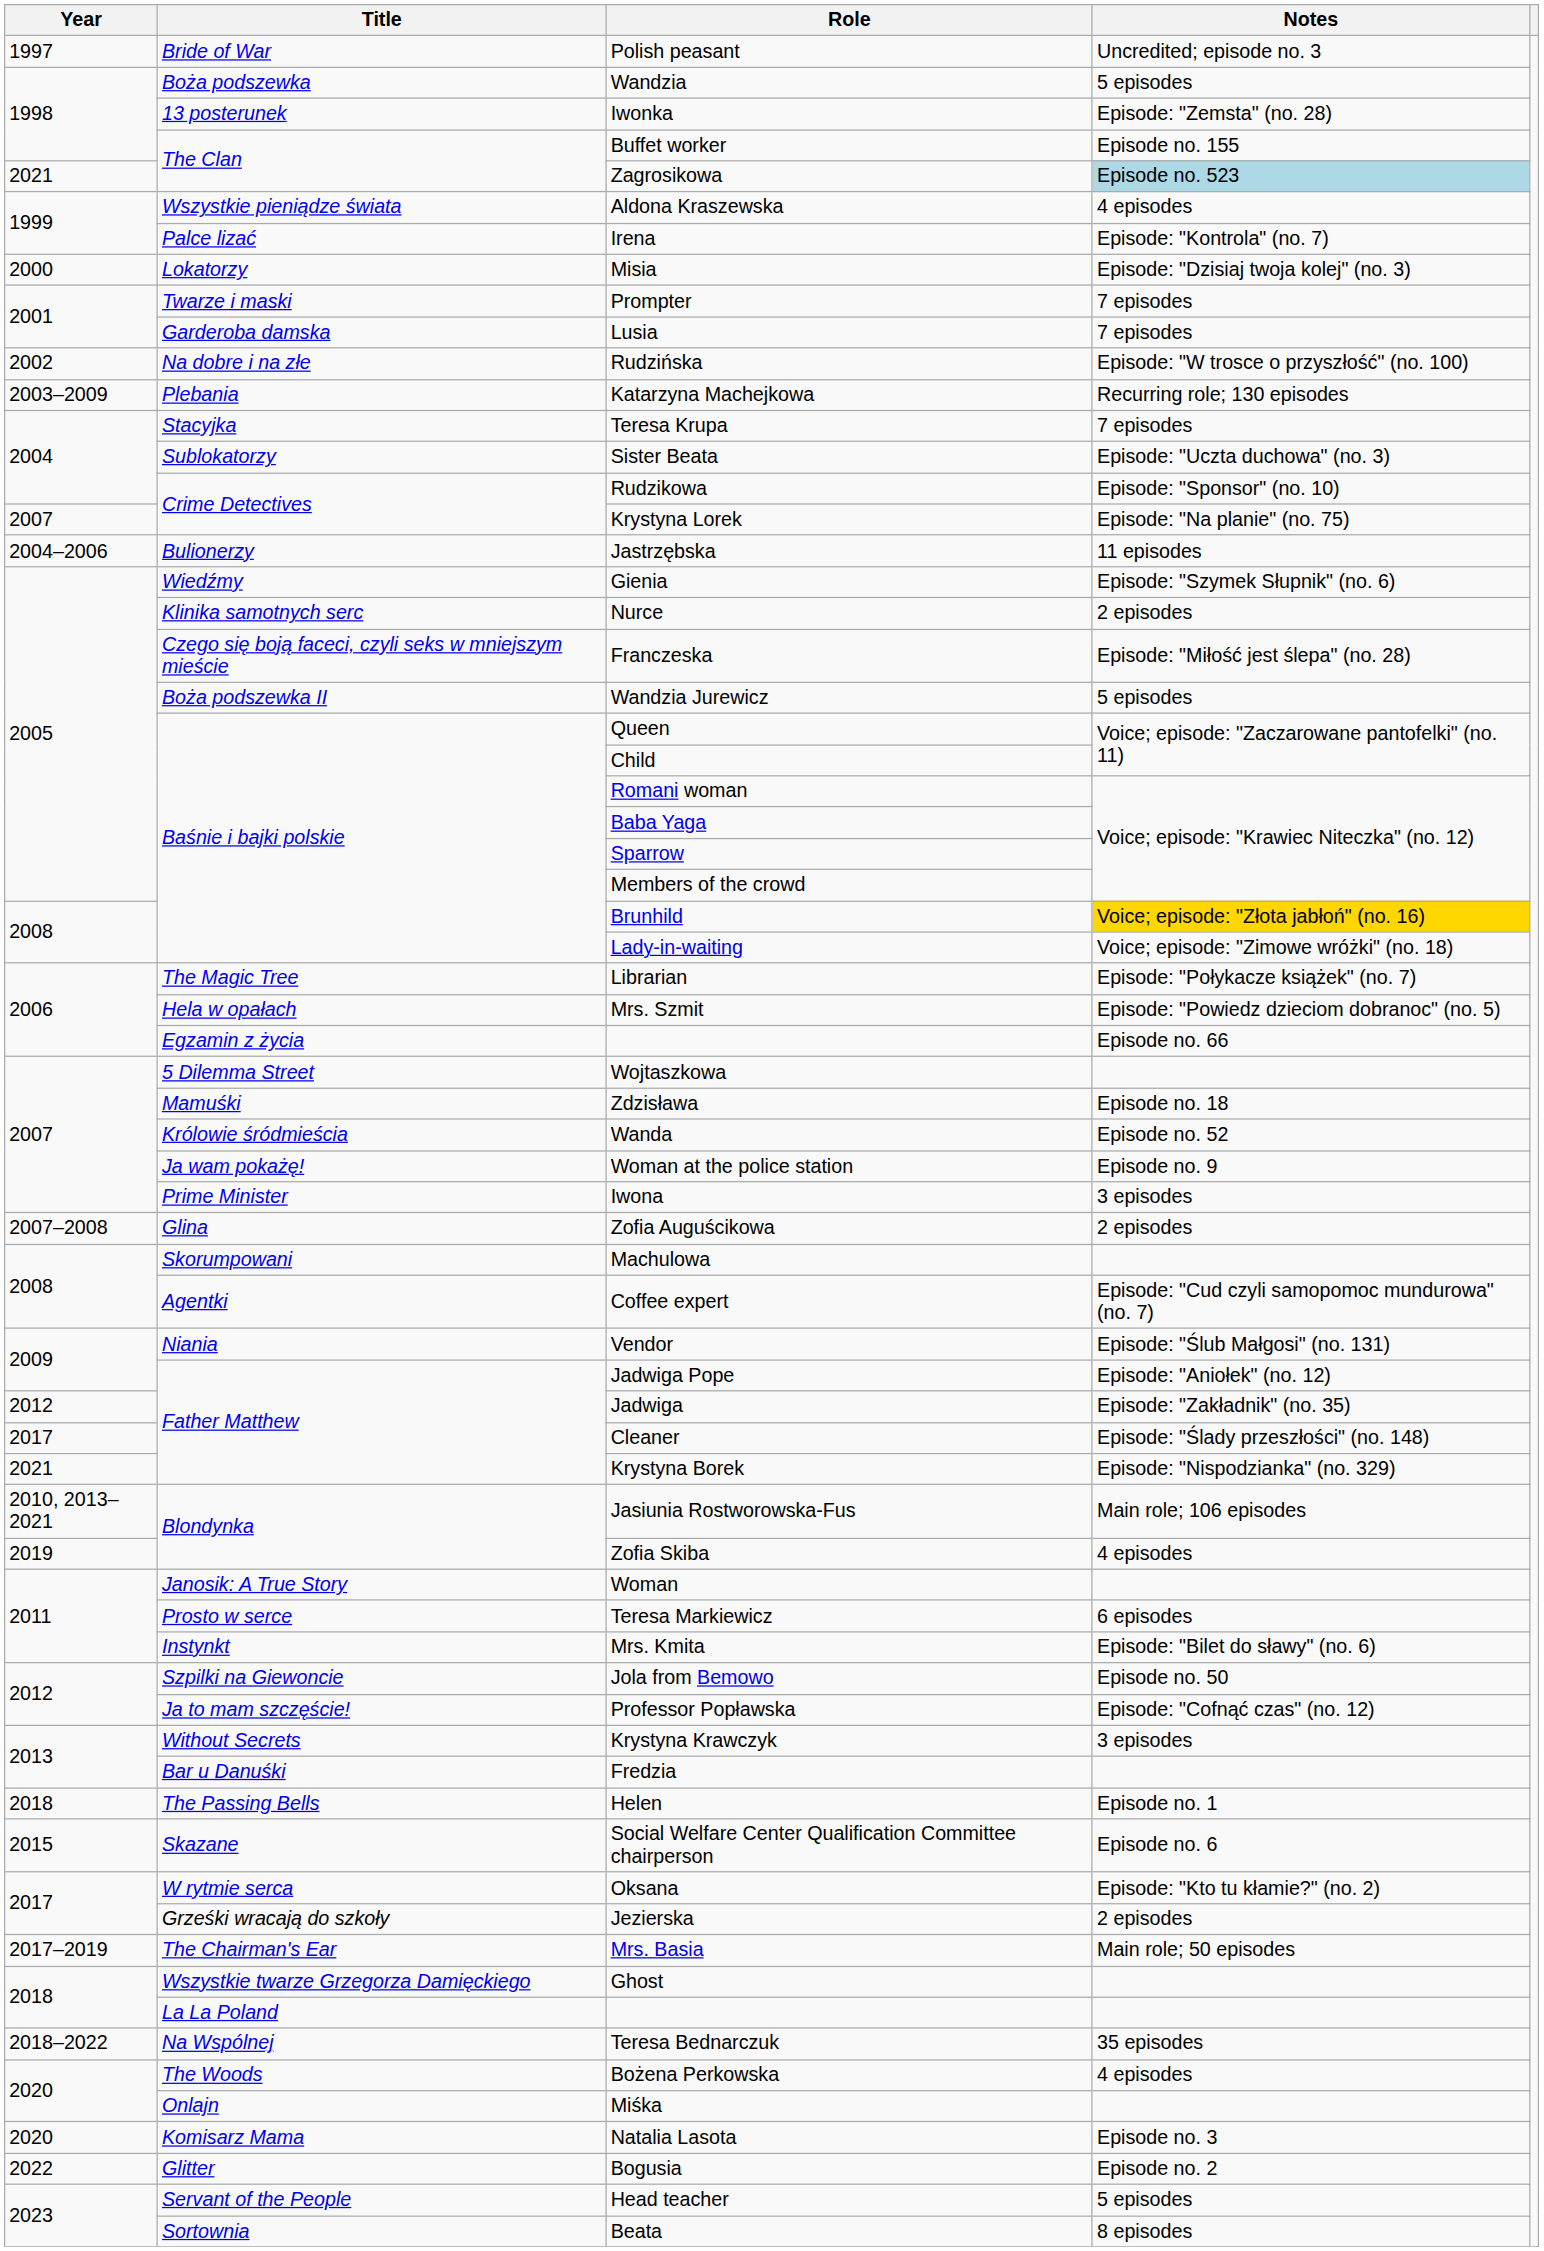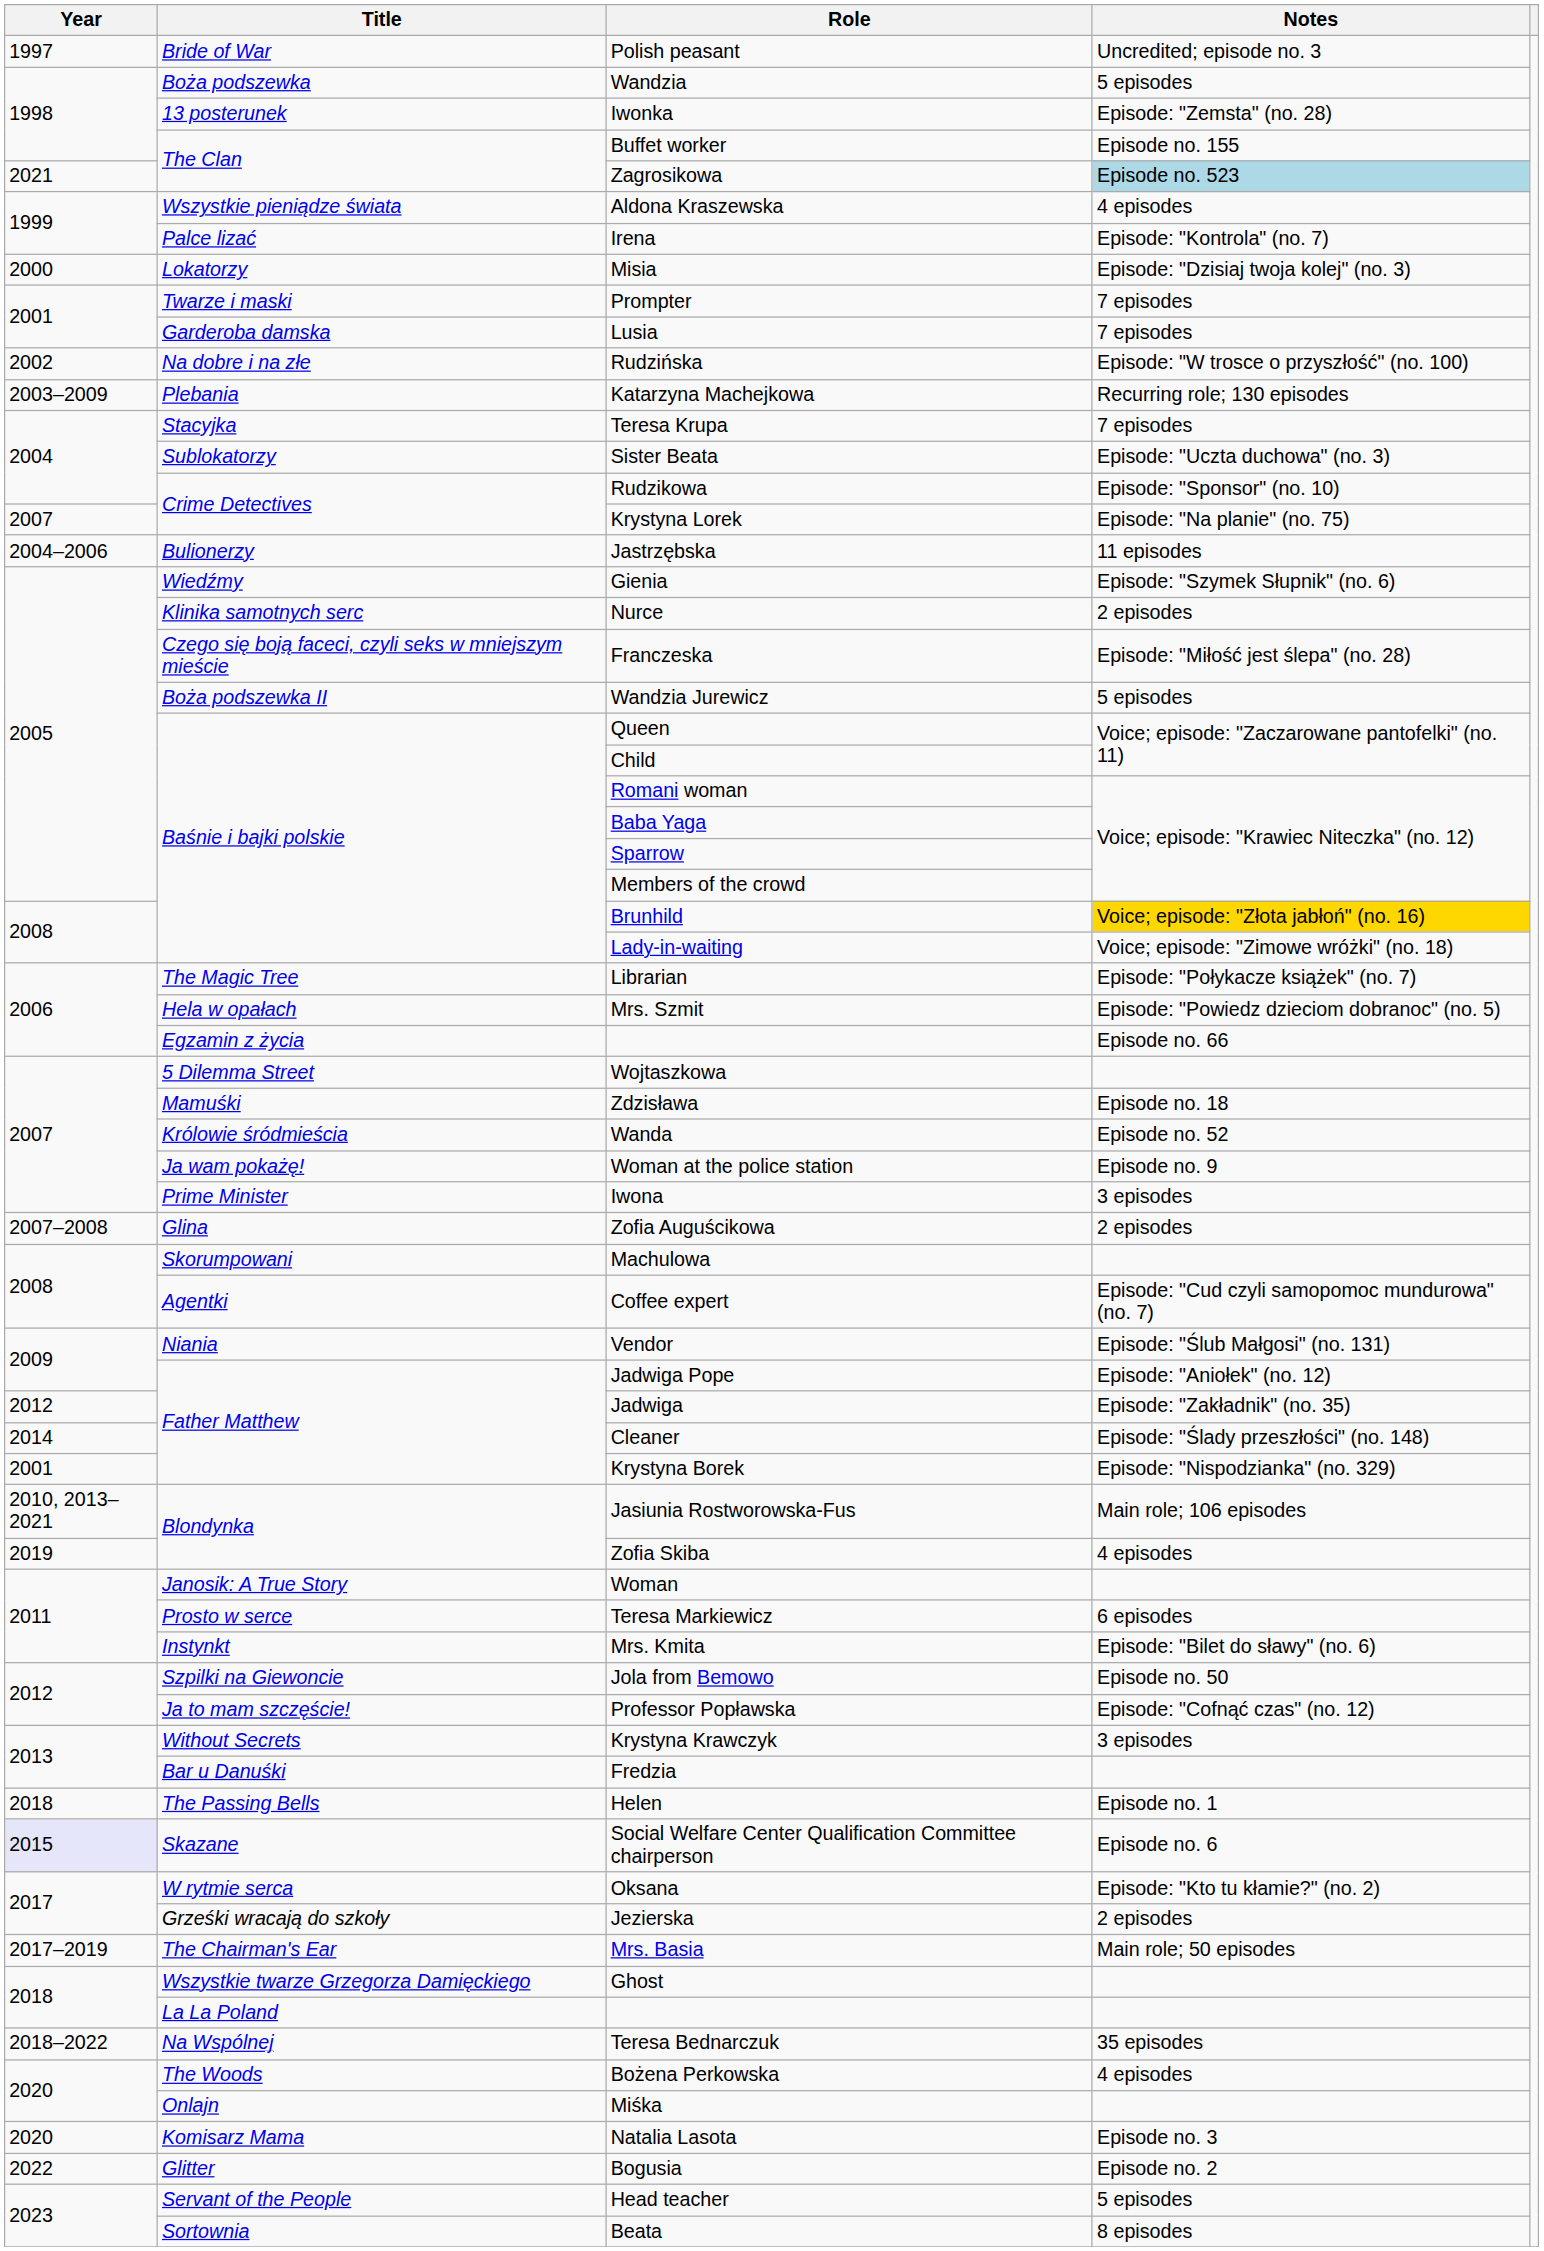(31, 1437) 2017 -> (31, 1437) 2014
(31, 1468) 2021 -> (31, 1468) 2001
(31, 1845) no background -> (31, 1845) lavender background
